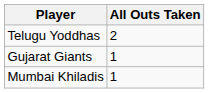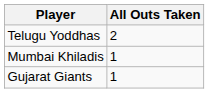rows swapped: (56, 77) <-> (50, 56)
